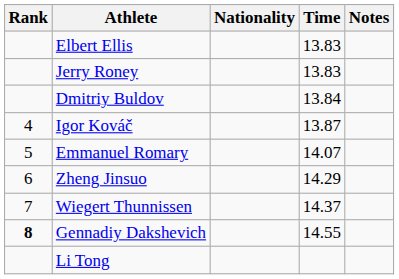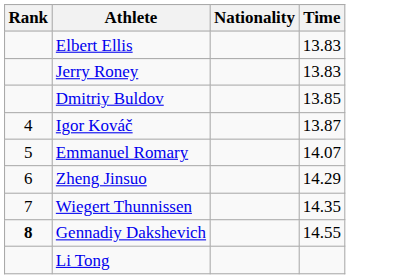- column: (369, 17)
(322, 98) 13.84 -> (322, 98) 13.85
(322, 206) 14.37 -> (322, 206) 14.35
